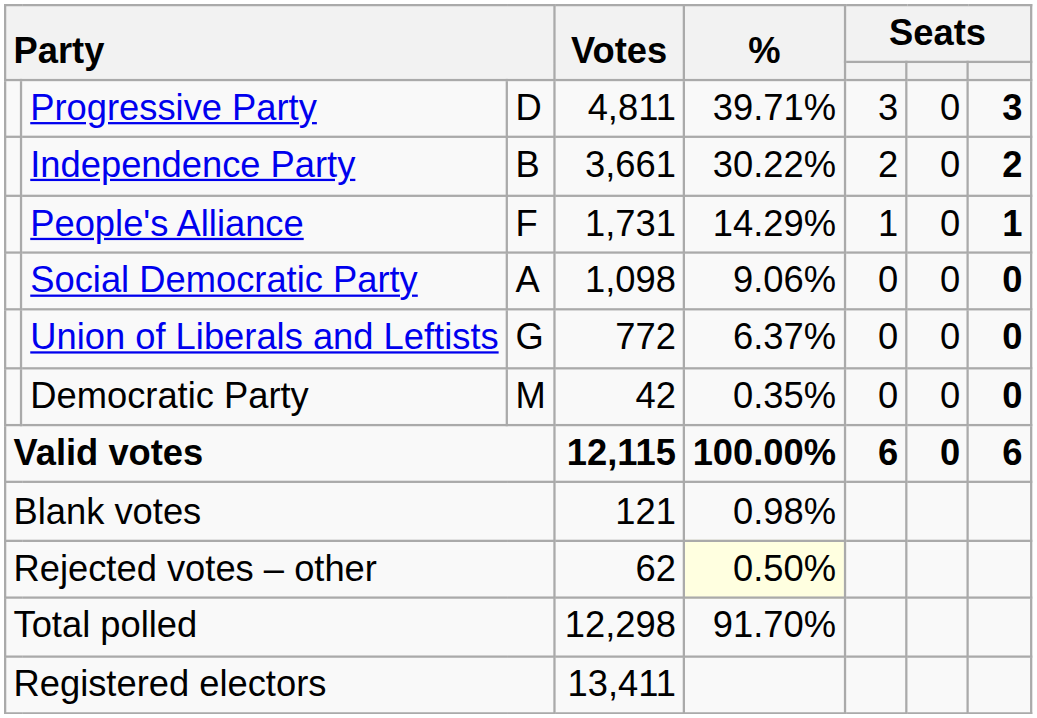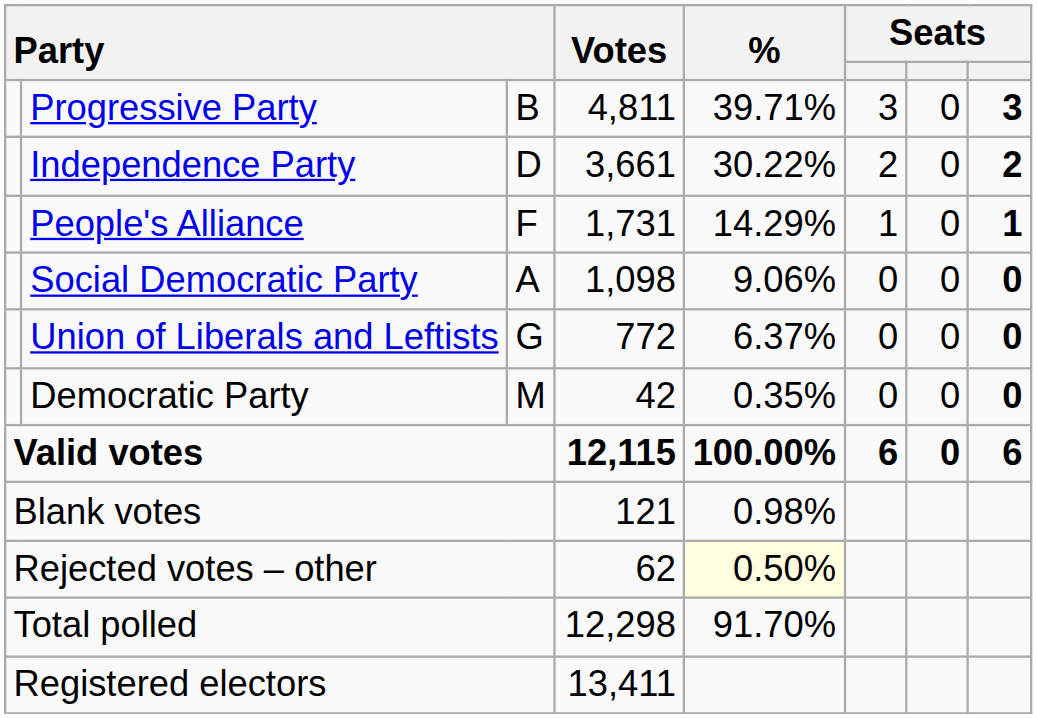(529, 107) D -> (528, 107) B
(528, 165) B -> (529, 165) D
